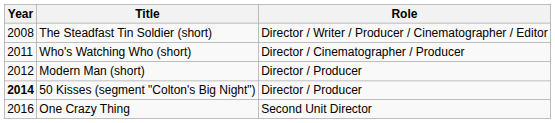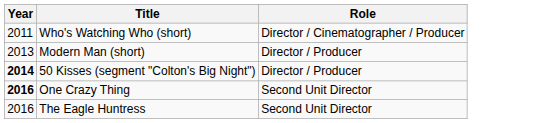- row: (126, 33)
(20, 71) 2012 -> (20, 52) 2013
(20, 109) normal -> (20, 90) bold
+ row: (92, 109)
